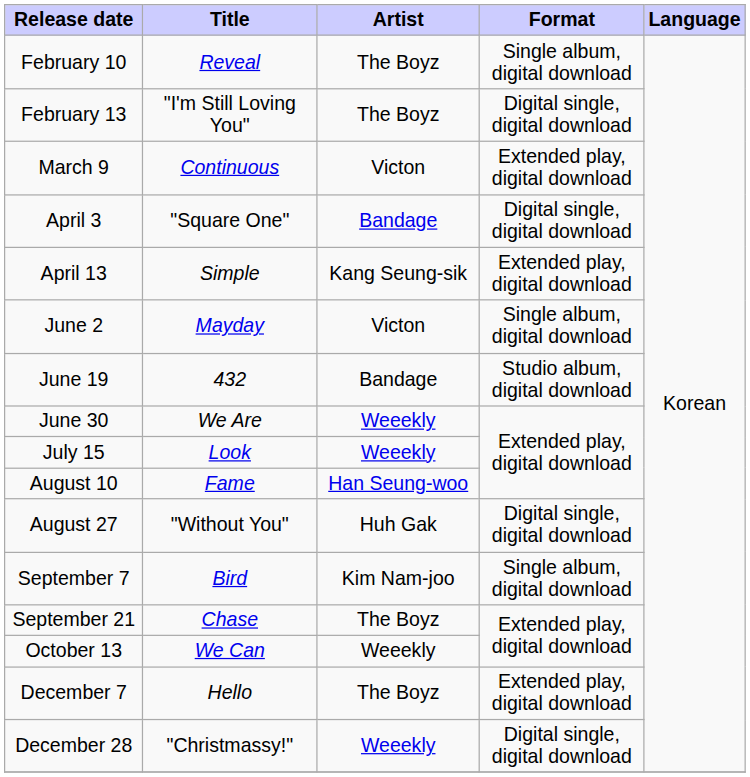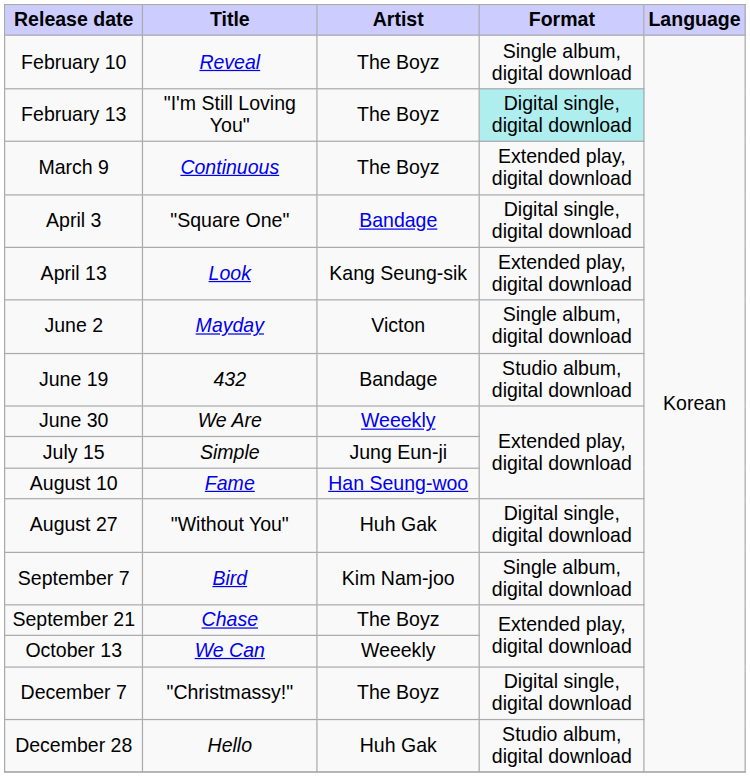(562, 114) no background -> (562, 114) paleturquoise background
(398, 167) Victon -> (398, 167) The Boyz
(230, 273) Simple -> (230, 273) Look
(230, 452) Look -> (230, 452) Simple
(398, 452) Weeekly -> (398, 452) Jung Eun-ji
(230, 692) Hello -> (230, 692) "Christmassy!"
(562, 692) Extended play, digital download -> (562, 692) Digital single, digital download
(230, 745) "Christmassy!" -> (230, 745) Hello
(398, 745) Weeekly -> (398, 745) Huh Gak
(562, 745) Digital single, digital download -> (562, 745) Studio album, digital download
